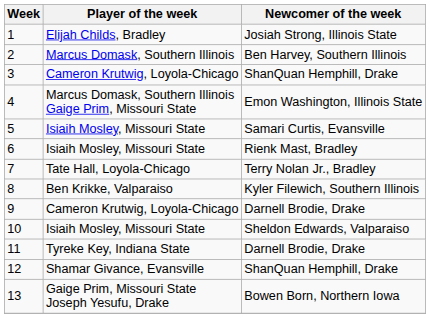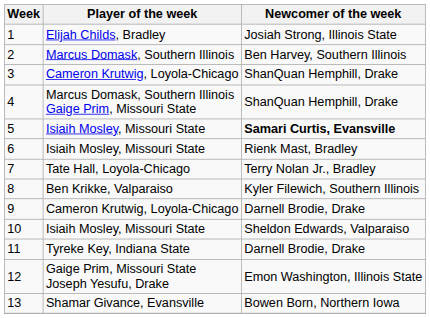(333, 101) Emon Washington, Illinois State -> (321, 101) ShanQuan Hemphill, Drake
(315, 128) normal -> (320, 128) bold
(125, 269) Shamar Givance, Evansville -> (121, 276) Gaige Prim, Missouri State Joseph Yesufu, Drake
(321, 269) ShanQuan Hemphill, Drake -> (333, 276) Emon Washington, Illinois State
(121, 296) Gaige Prim, Missouri State Joseph Yesufu, Drake -> (125, 303) Shamar Givance, Evansville
